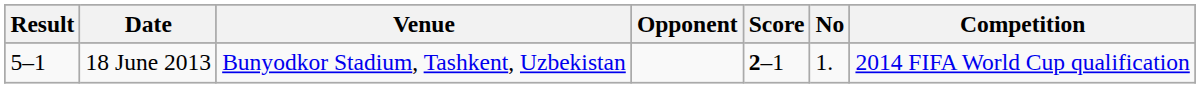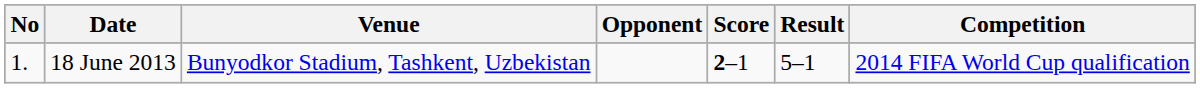columns swapped: (830, 23) <-> (42, 23)
